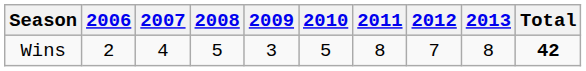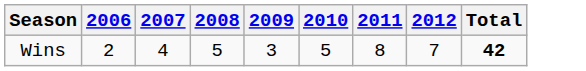- column: (488, 20)
